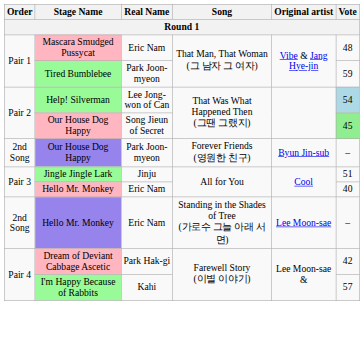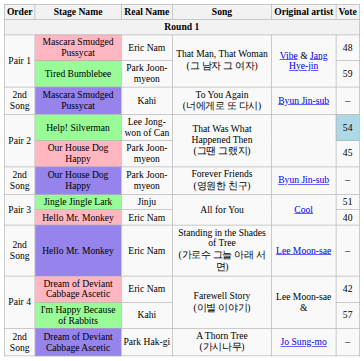+ row: (78, 100)
(147, 126) Song Jieun of Secret -> (147, 153) Park Joon-myeon
(348, 126) lightgreen background -> (348, 153) no background
(147, 261) Park Hak-gi -> (147, 289) Eric Nam
+ row: (78, 342)
